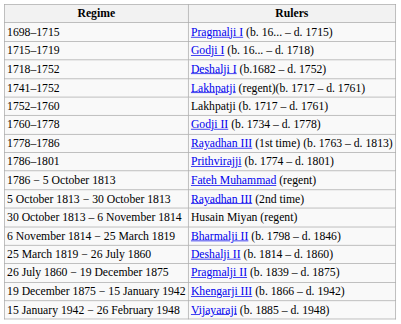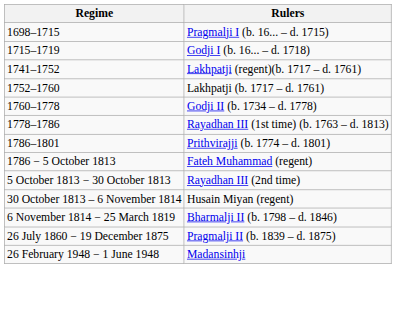- row: (33, 69)
- row: (79, 254)
- row: (96, 291)
- row: (93, 310)
+ row: (83, 254)
